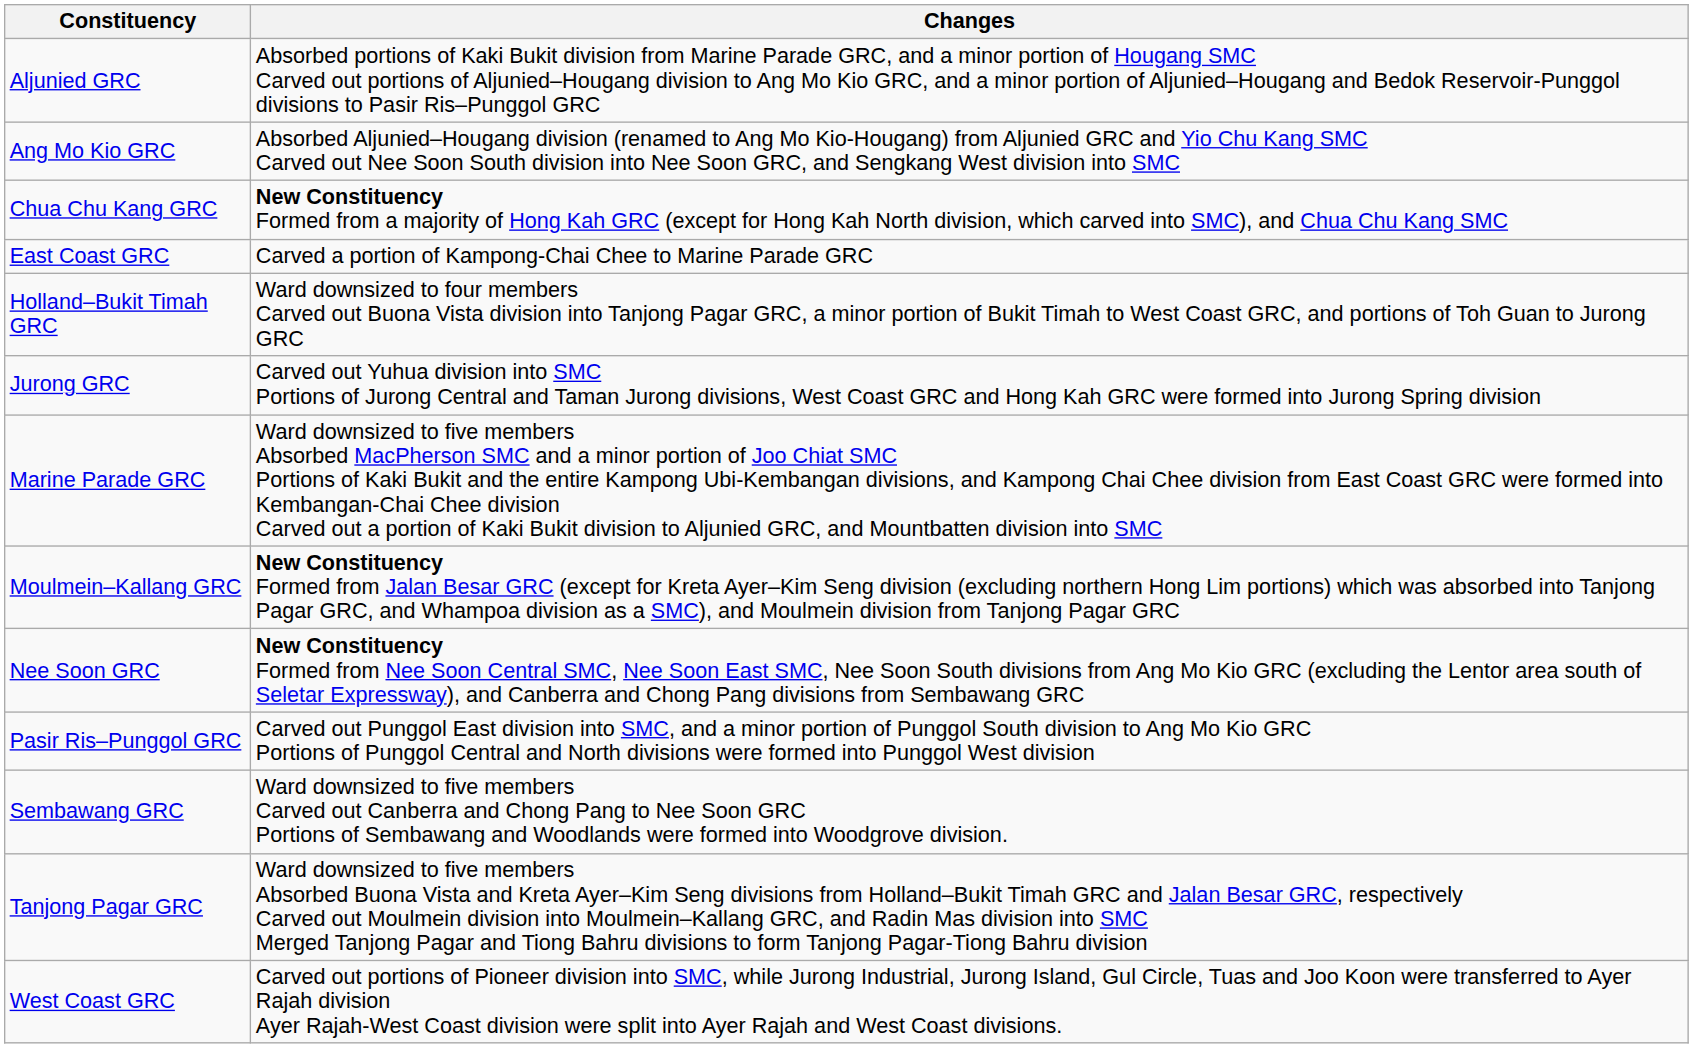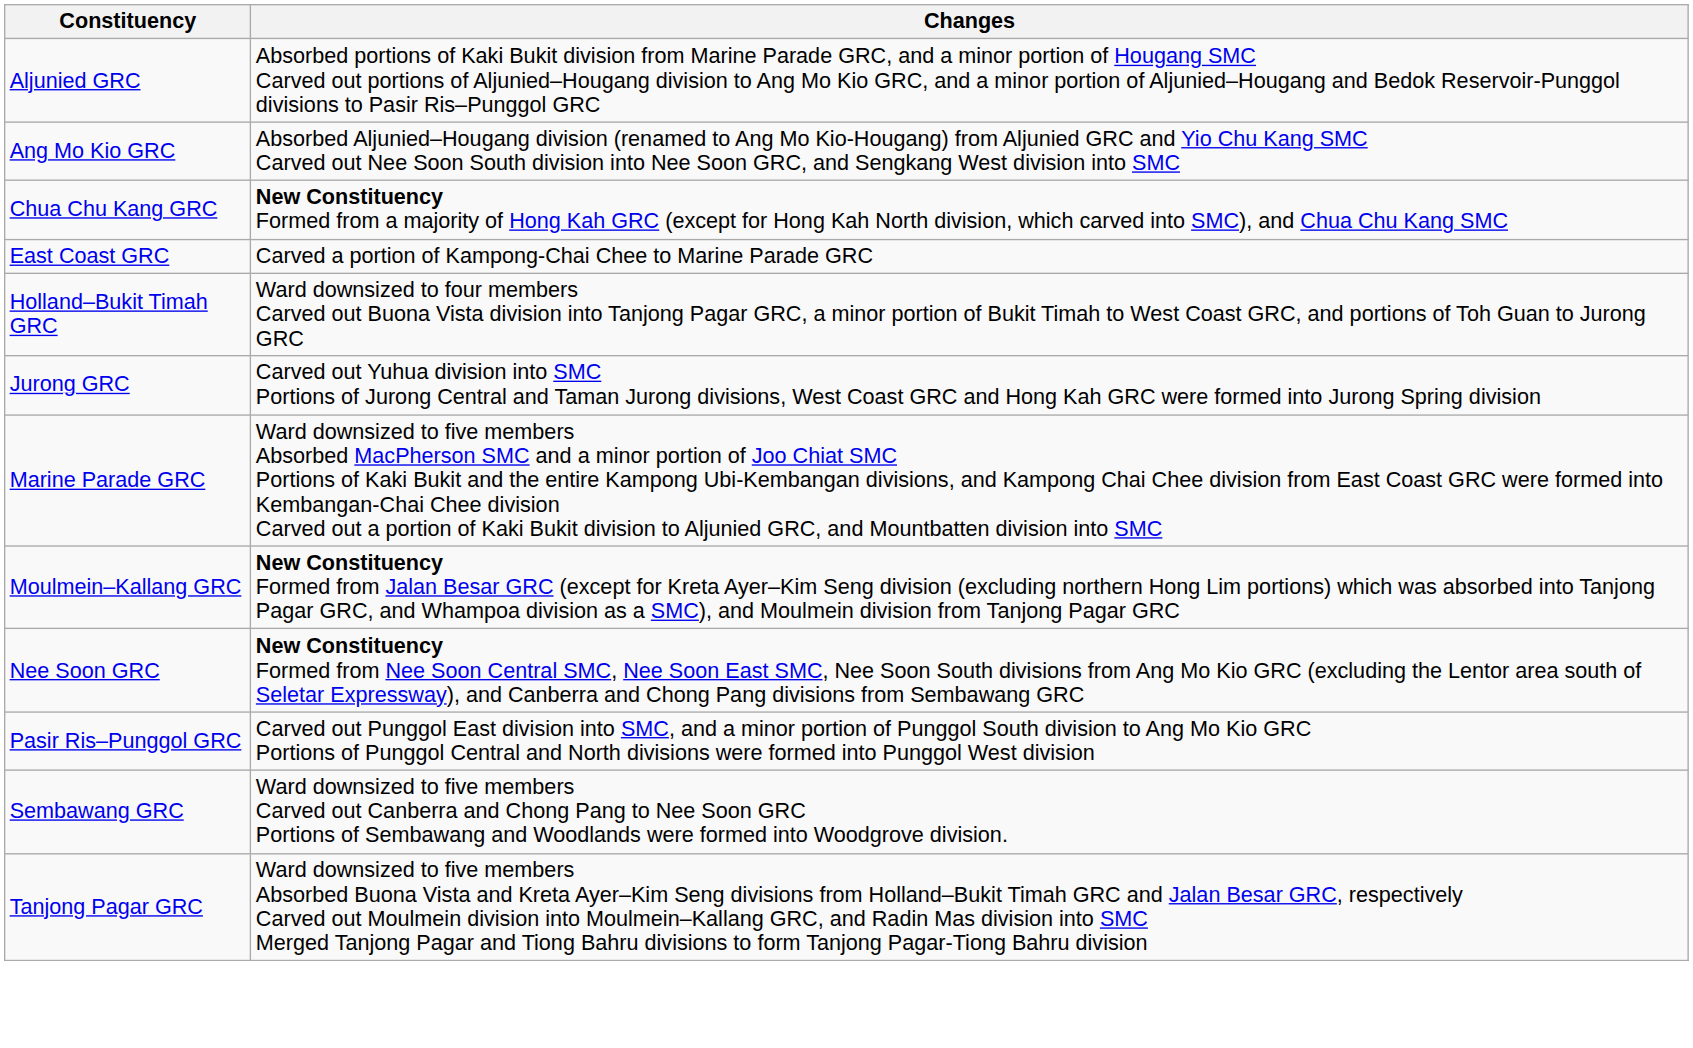- row: (92, 1001)
